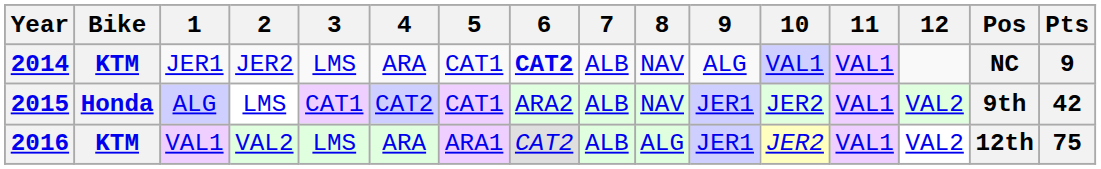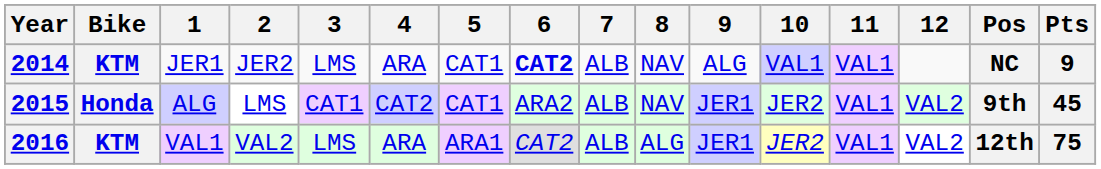(1067, 104) 42 -> (1067, 104) 45
